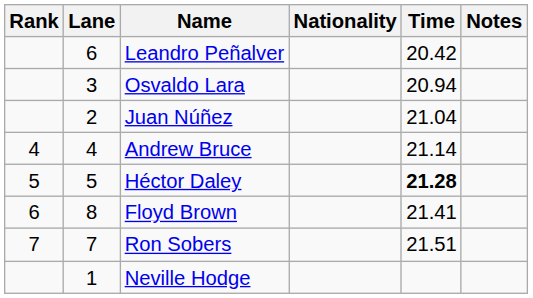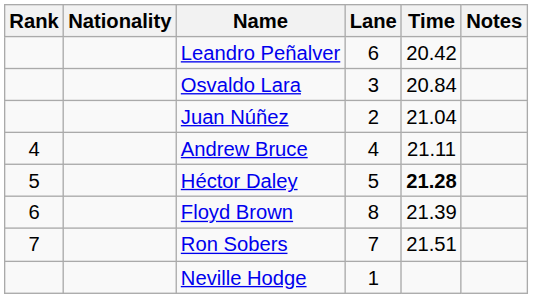columns swapped: (92, 21) <-> (345, 21)
(432, 85) 20.94 -> (432, 85) 20.84
(432, 149) 21.14 -> (432, 149) 21.11
(432, 213) 21.41 -> (432, 213) 21.39
